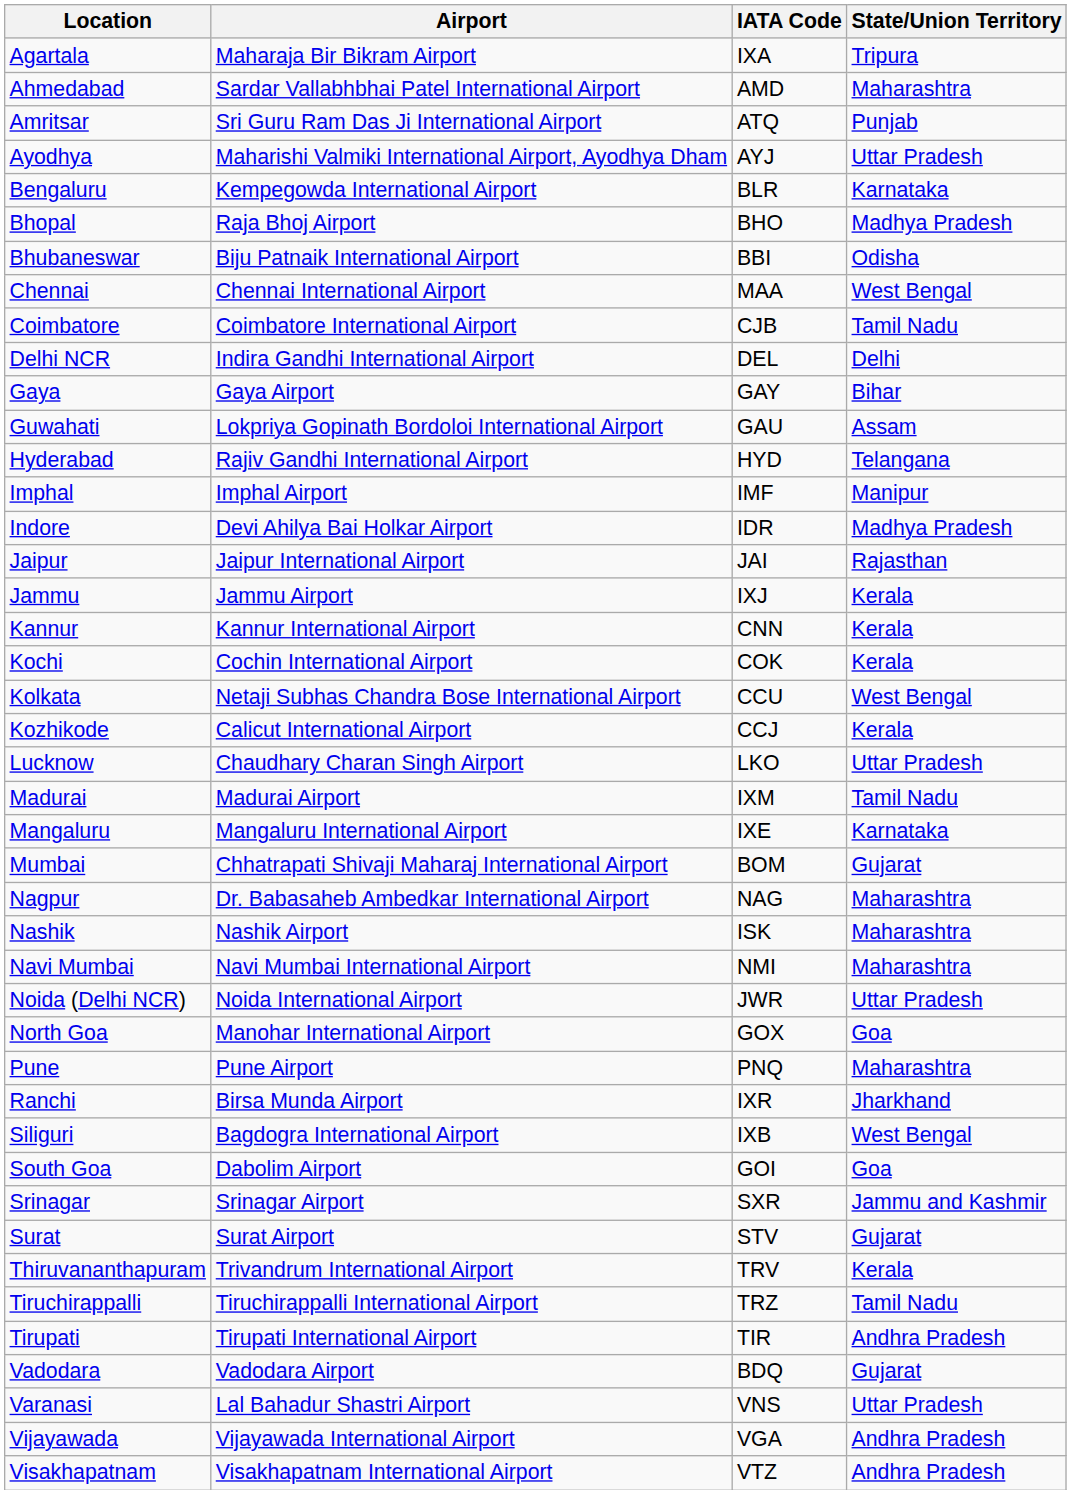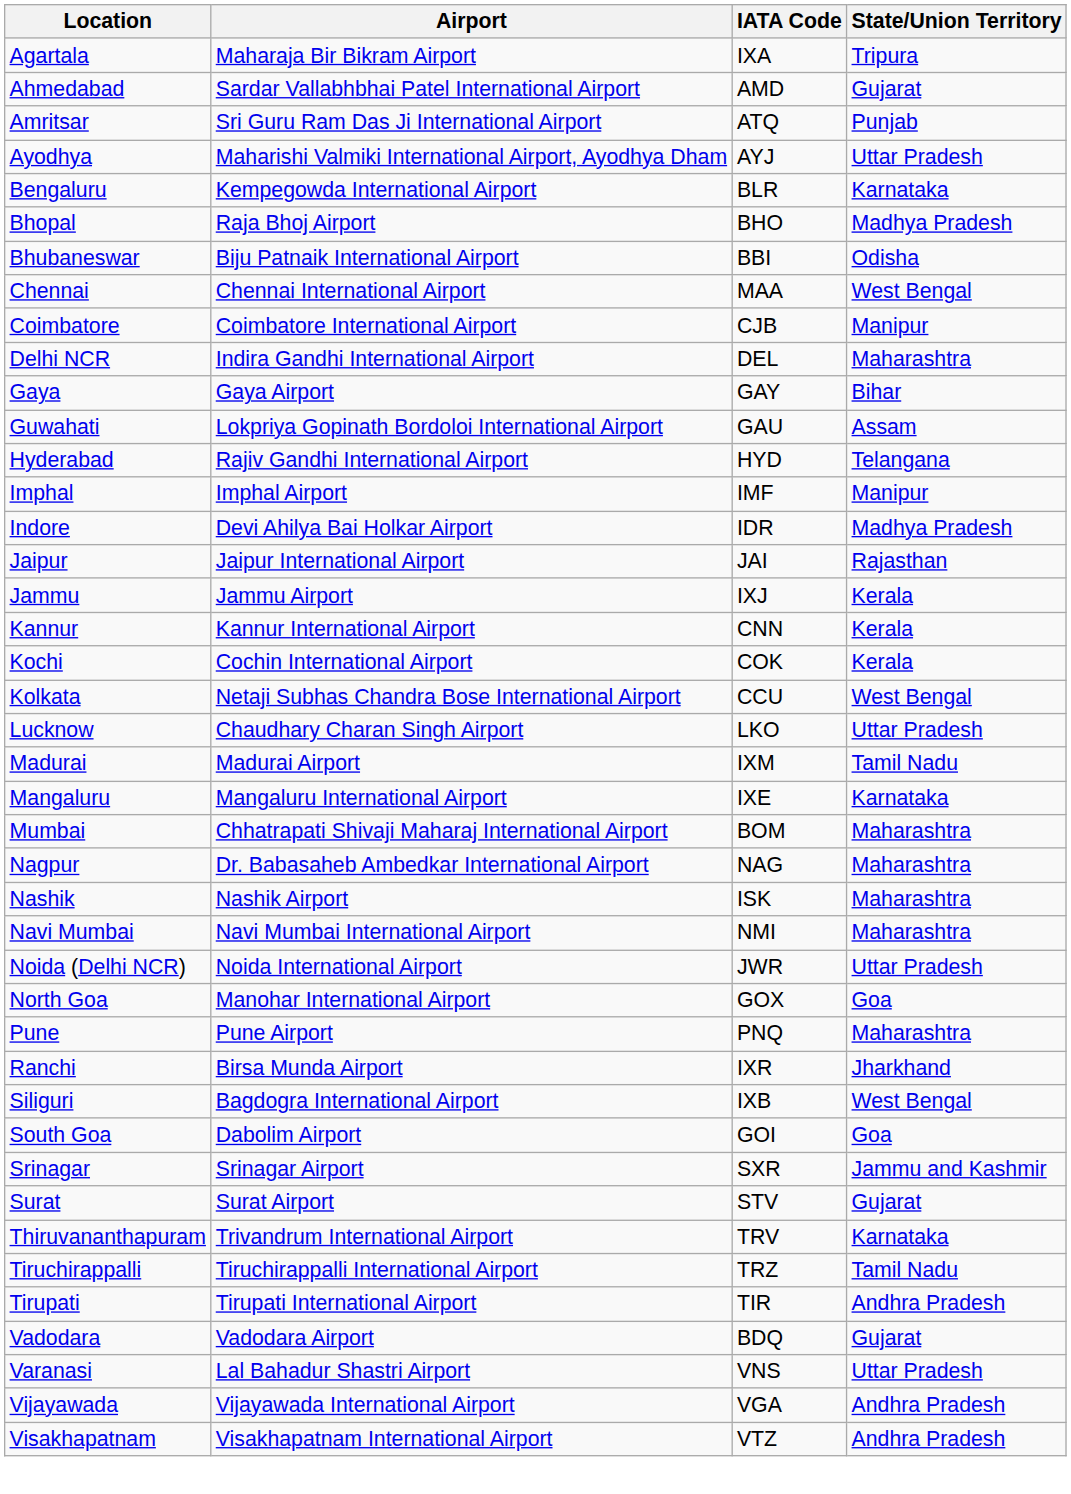(911, 88) Maharashtra -> (886, 88) Gujarat
(905, 325) Tamil Nadu -> (890, 325) Manipur
(876, 358) Delhi -> (911, 358) Maharashtra
- row: (59, 730)
(886, 865) Gujarat -> (911, 831) Maharashtra
(882, 1270) Kerala -> (900, 1236) Karnataka
